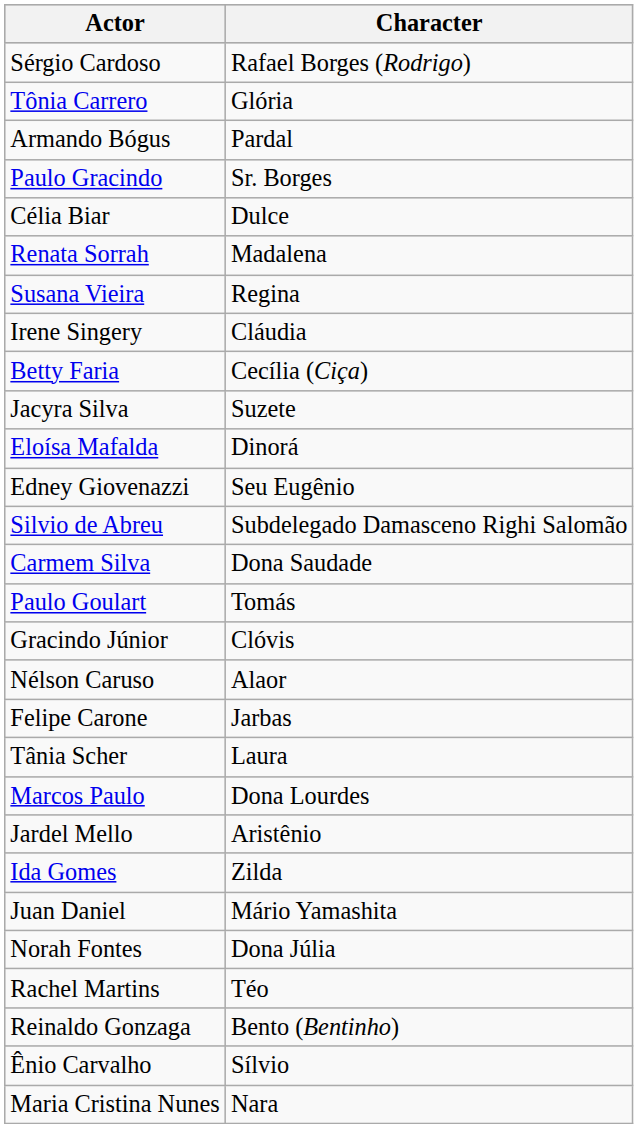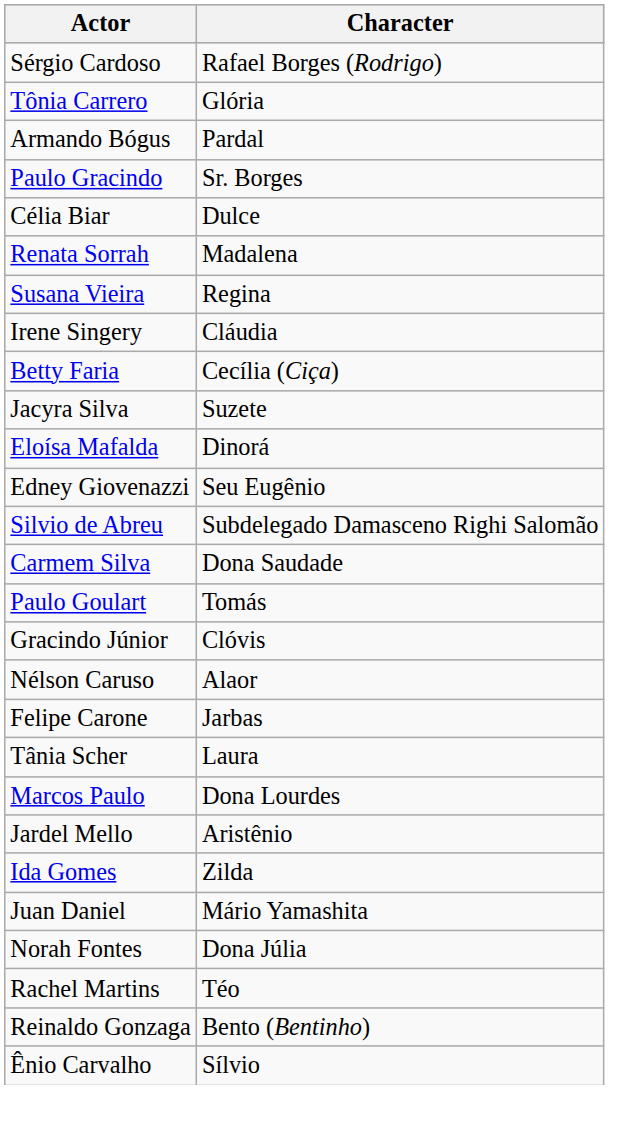- row: (115, 1103)
